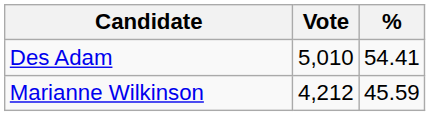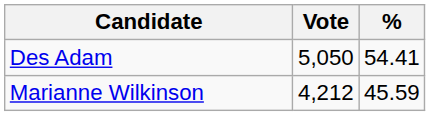(326, 57) 5,010 -> (326, 57) 5,050
